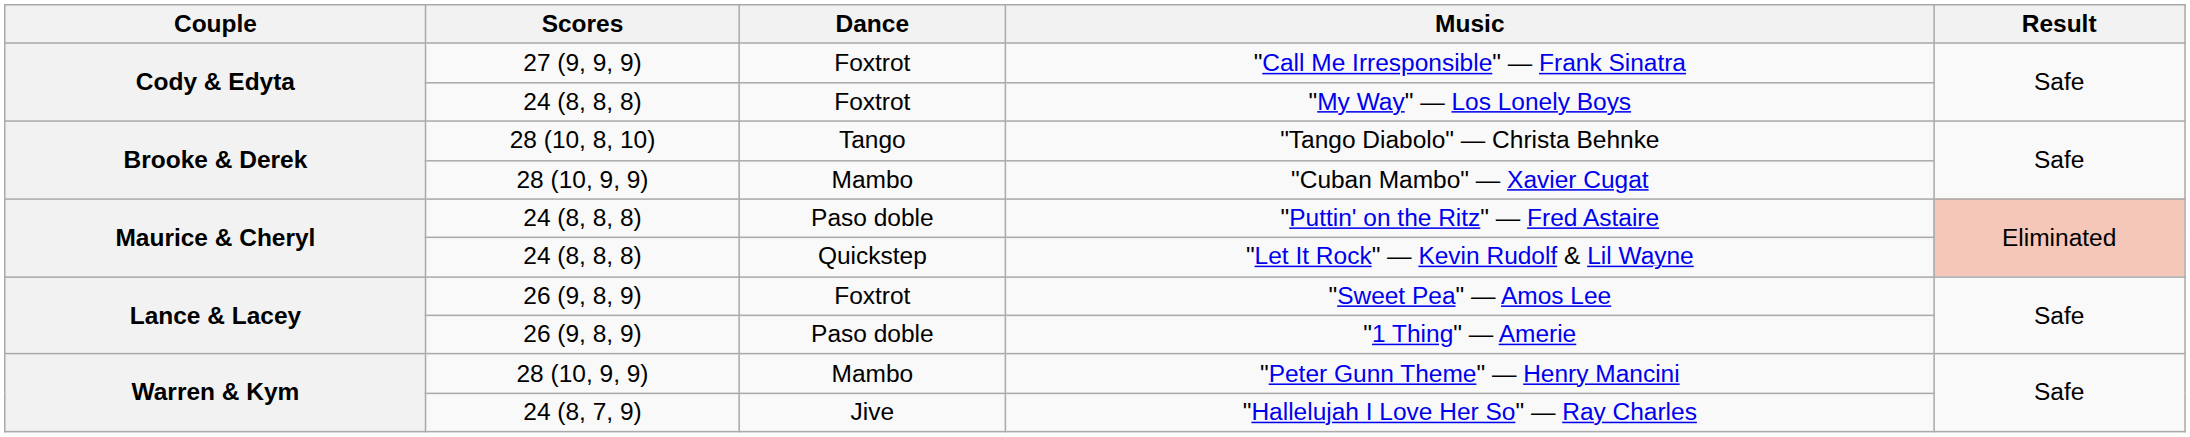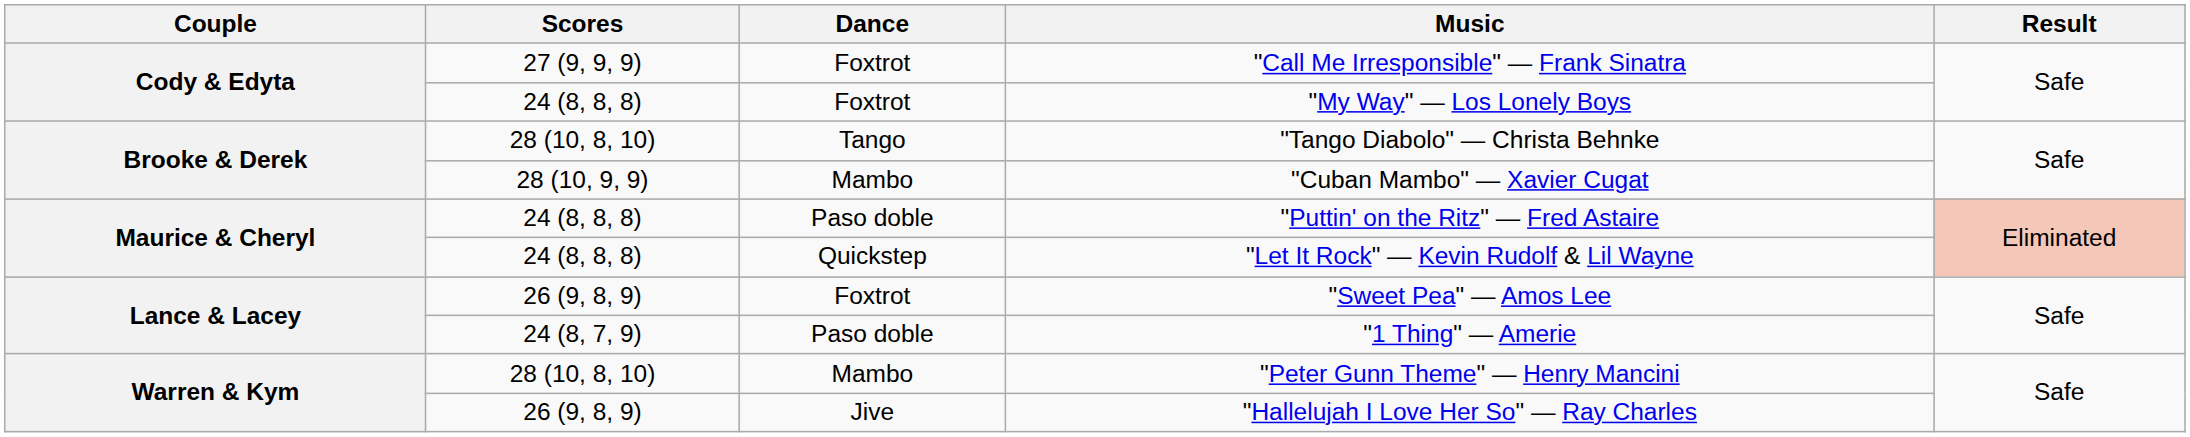(583, 334) 26 (9, 8, 9) -> (583, 334) 24 (8, 7, 9)
(583, 373) 28 (10, 9, 9) -> (583, 373) 28 (10, 8, 10)
(583, 412) 24 (8, 7, 9) -> (583, 412) 26 (9, 8, 9)
